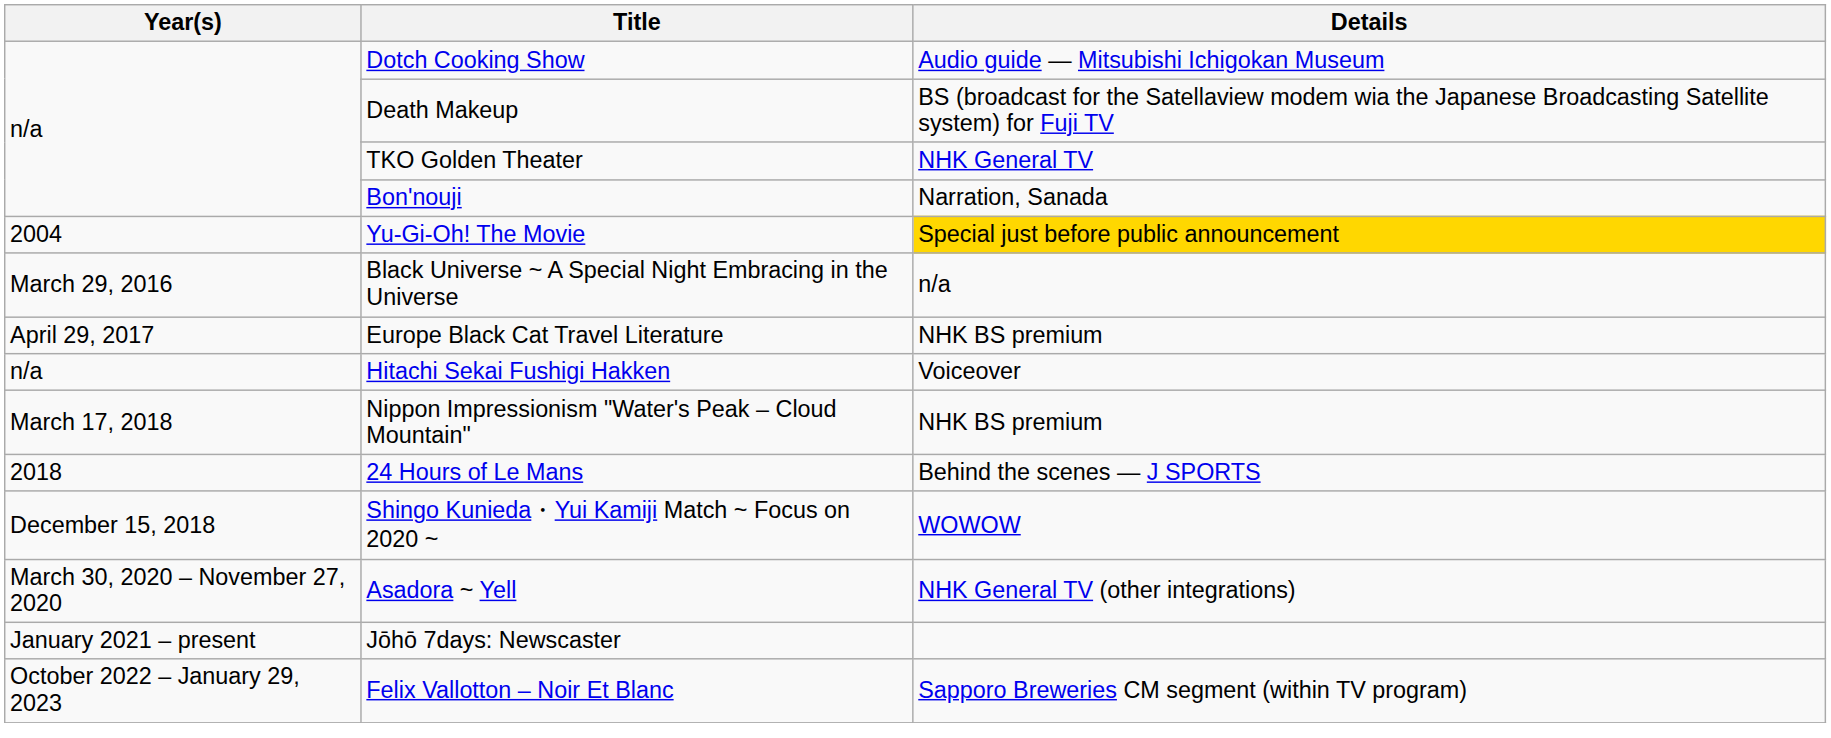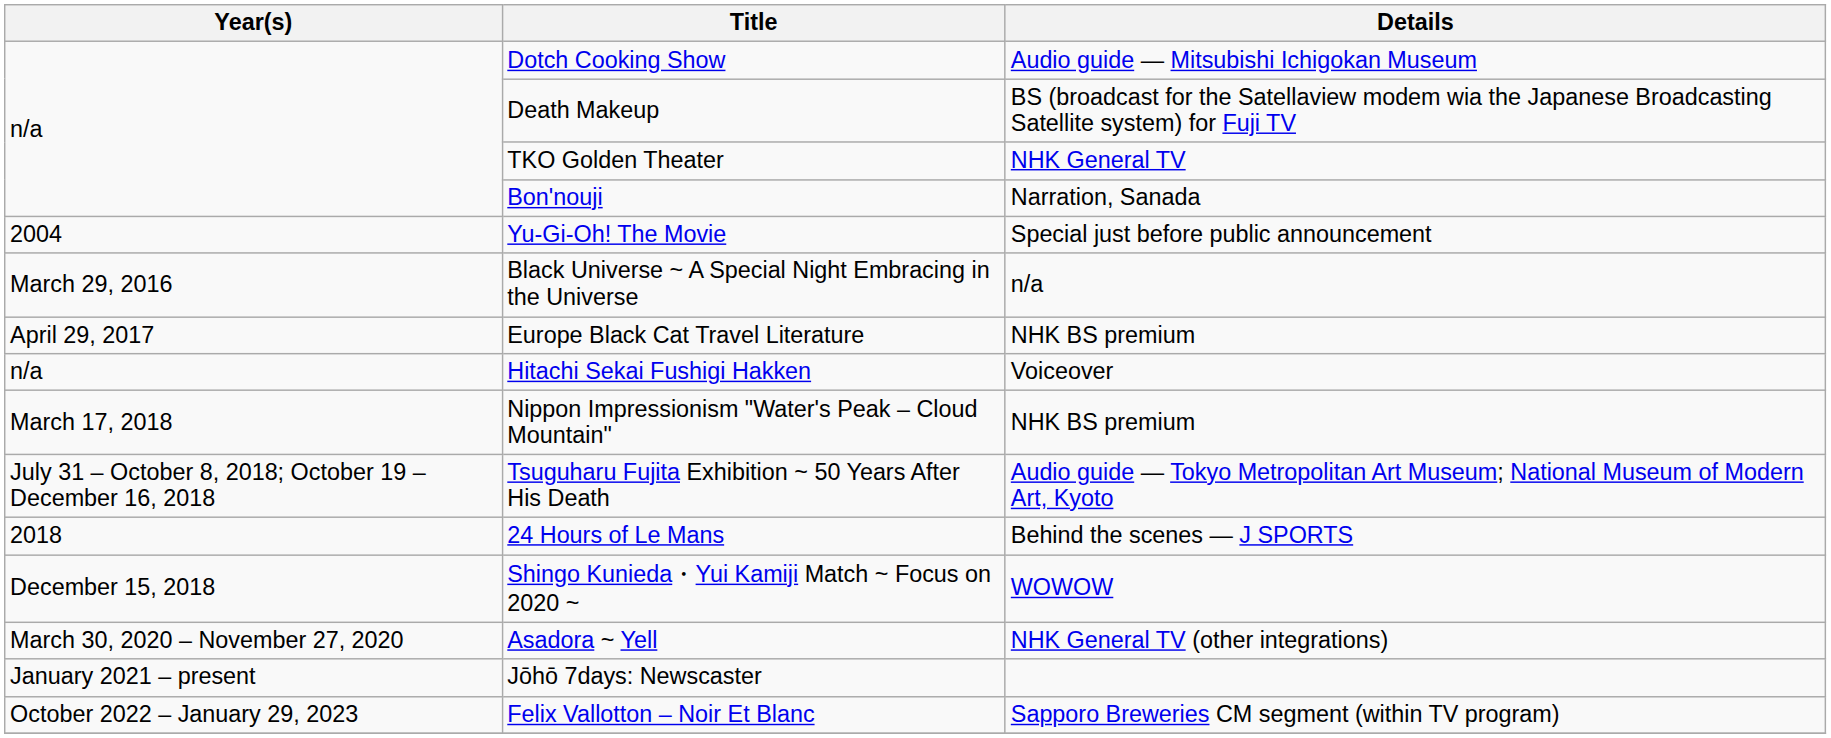(1129, 234) gold background -> (1221, 234) no background
+ row: (734, 485)
